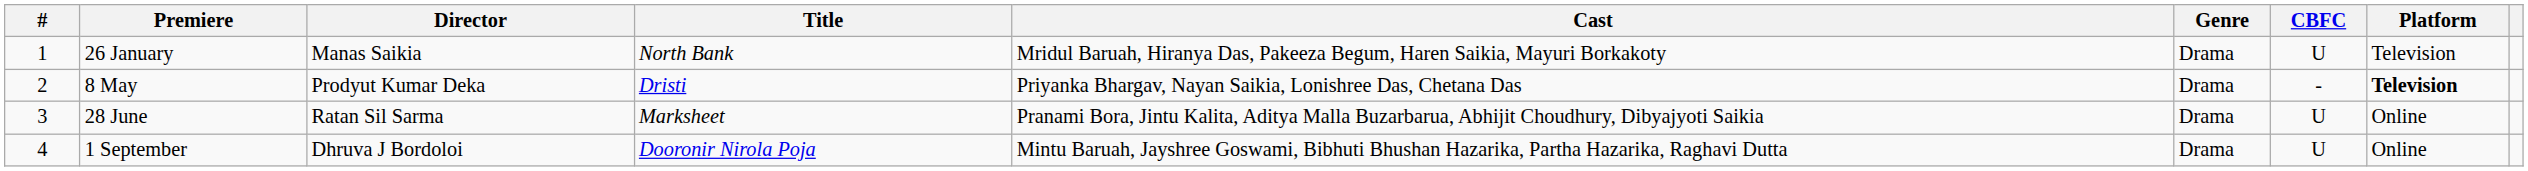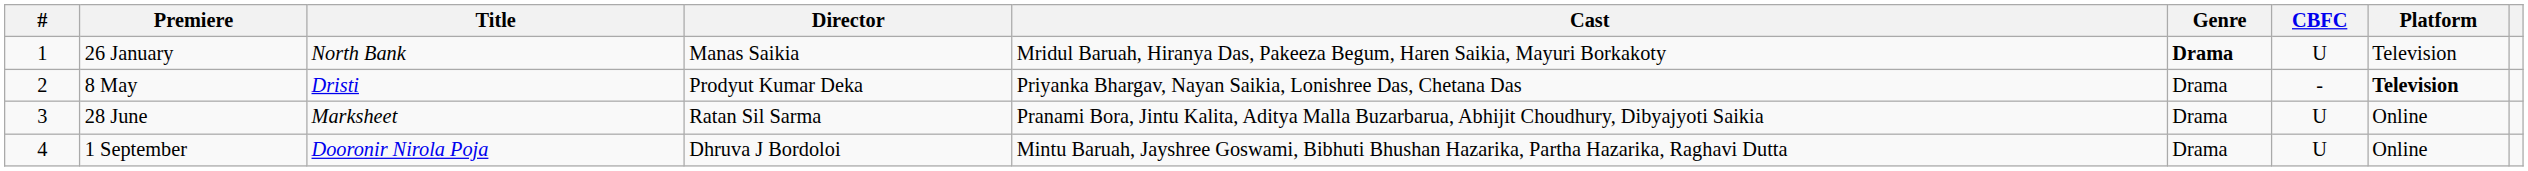columns swapped: (823, 20) <-> (471, 20)
(2206, 52) normal -> (2203, 52) bold
